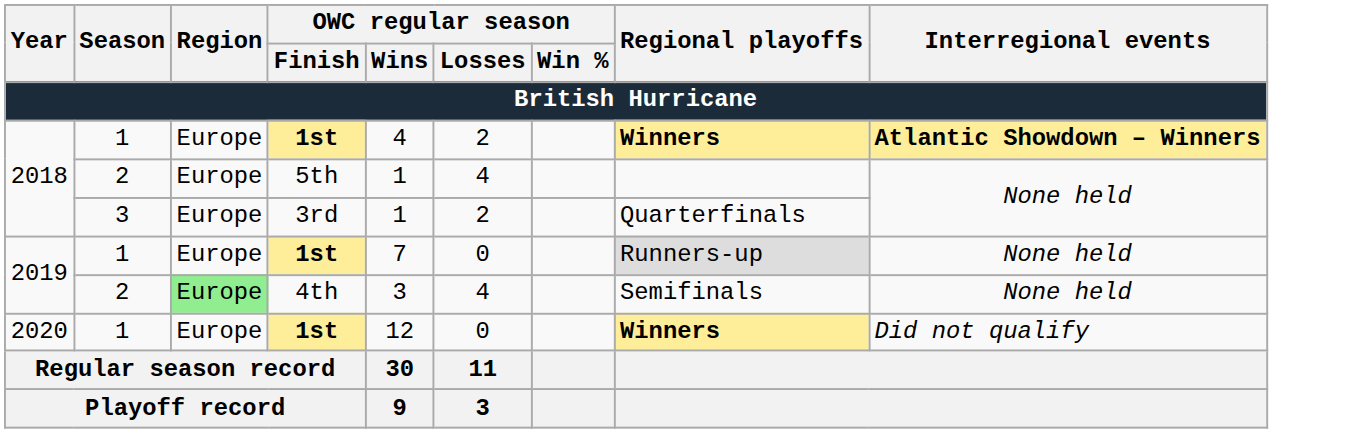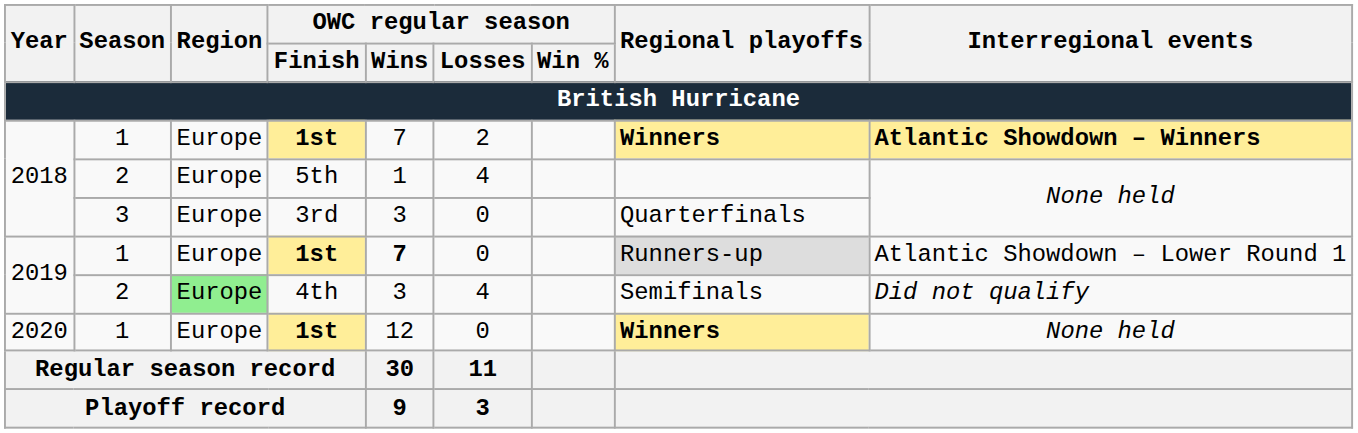(400, 140) 4 -> (400, 140) 7
(400, 217) 1 -> (400, 217) 3
(483, 217) 2 -> (483, 217) 0
(400, 255) normal -> (400, 255) bold
(1068, 255) None held -> (1110, 255) Atlantic Showdown – Lower Round 1
(1068, 294) None held -> (982, 294) Did not qualify
(982, 332) Did not qualify -> (1110, 332) None held
